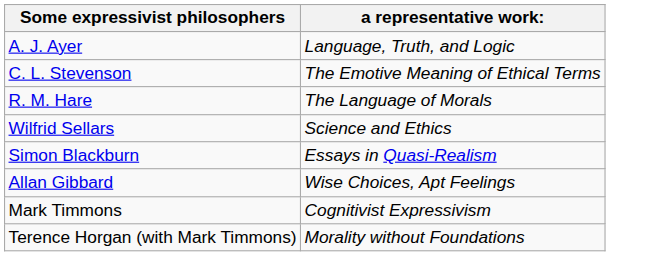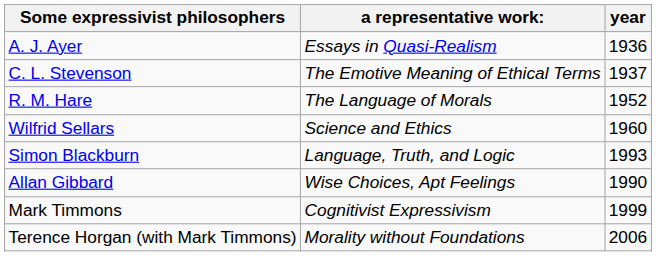+ column: (628, 18)
(410, 45) Language, Truth, and Logic -> (401, 45) Essays in Quasi-Realism
(401, 155) Essays in Quasi-Realism -> (410, 155) Language, Truth, and Logic
